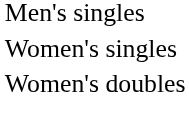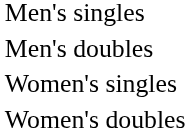+ row: (79, 48)
